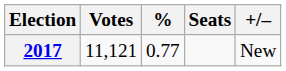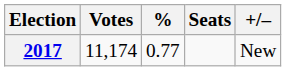(111, 50) 11,121 -> (111, 50) 11,174
